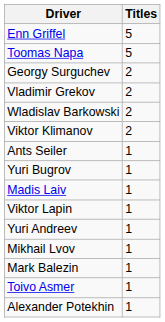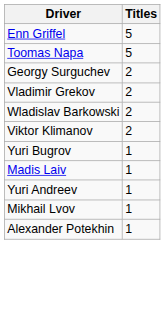- row: (37, 151)
- row: (40, 209)
- row: (43, 268)
- row: (41, 287)
